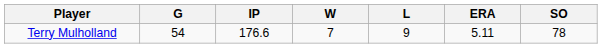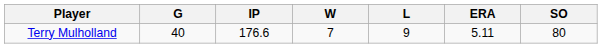(178, 33) 54 -> (178, 33) 40
(559, 33) 78 -> (559, 33) 80
